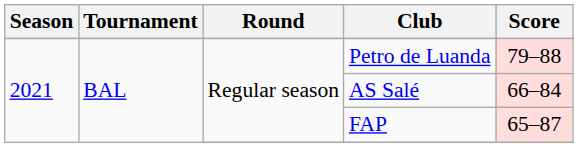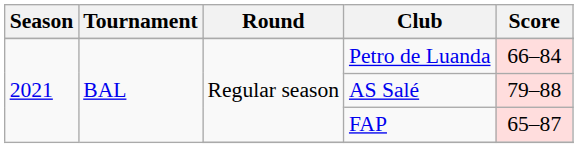(534, 55) 79–88 -> (534, 55) 66–84
(534, 90) 66–84 -> (534, 90) 79–88
